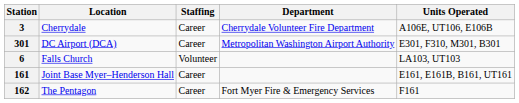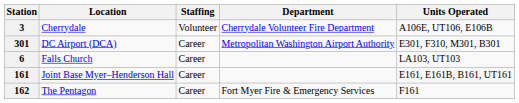(192, 28) Career -> (198, 28) Volunteer
(198, 59) Volunteer -> (192, 59) Career
